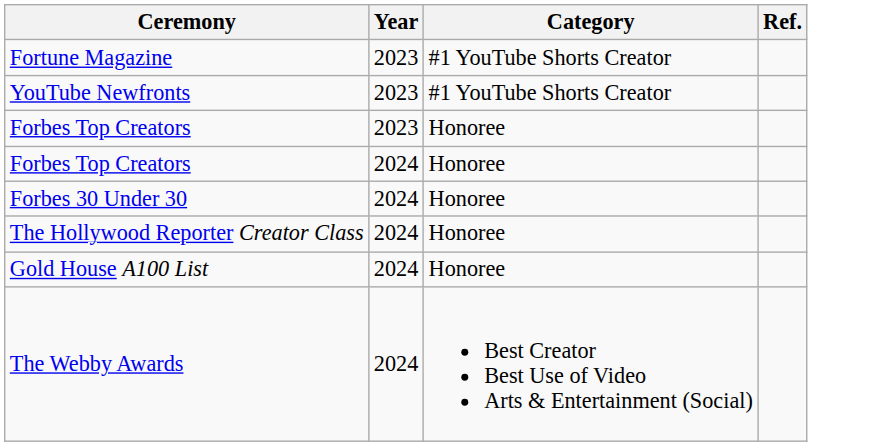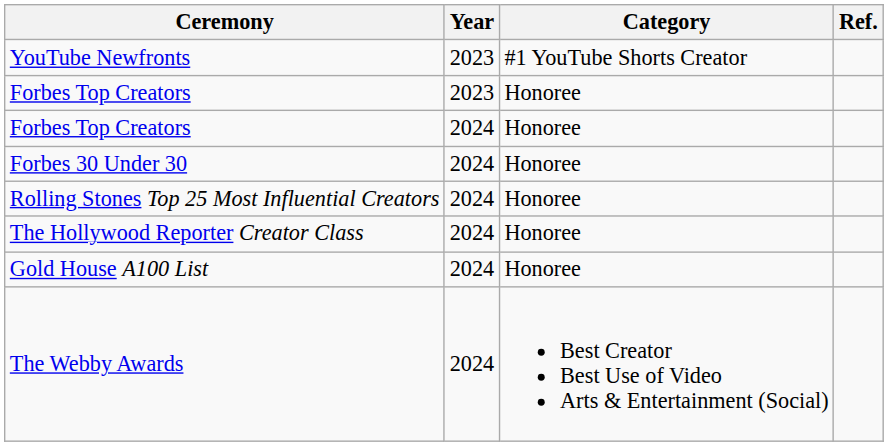- row: (91, 57)
+ row: (225, 198)
